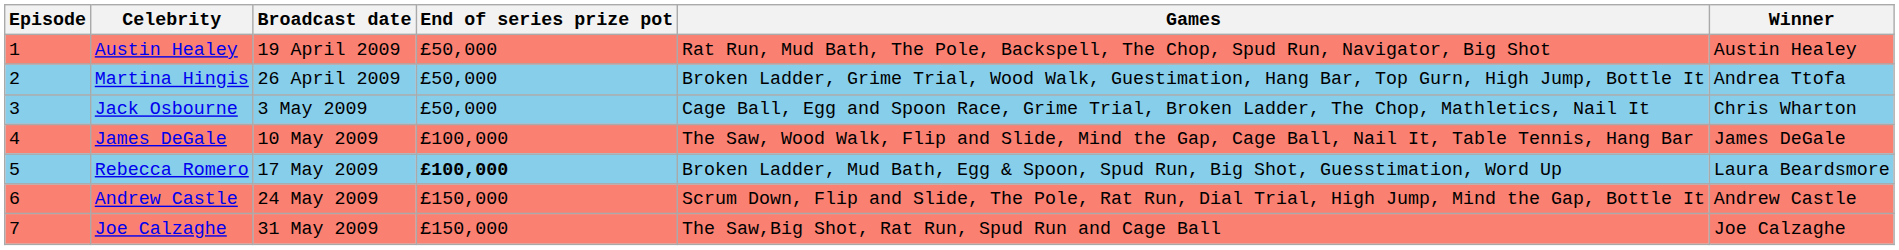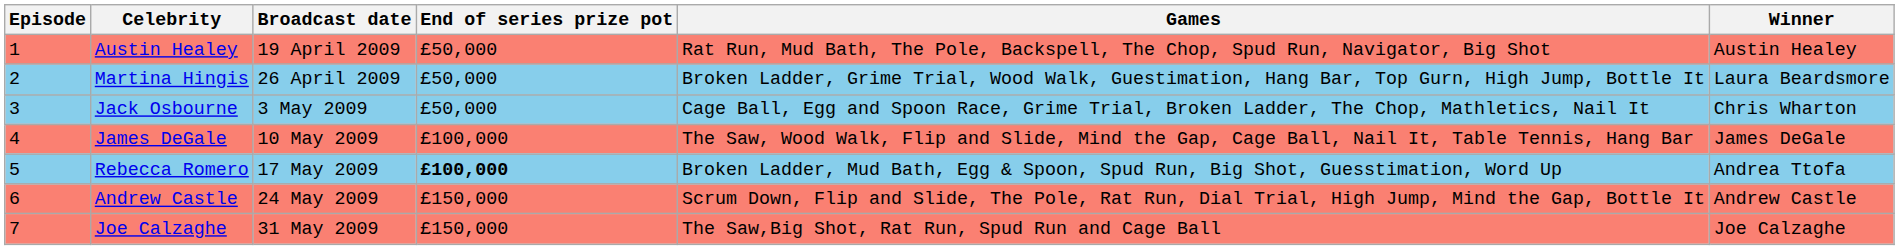(1780, 79) Andrea Ttofa -> (1802, 79) Laura Beardsmore
(1802, 169) Laura Beardsmore -> (1780, 169) Andrea Ttofa
